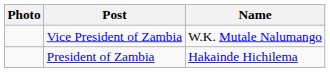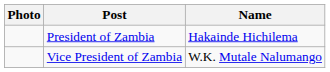rows swapped: (101, 57) <-> (114, 36)
